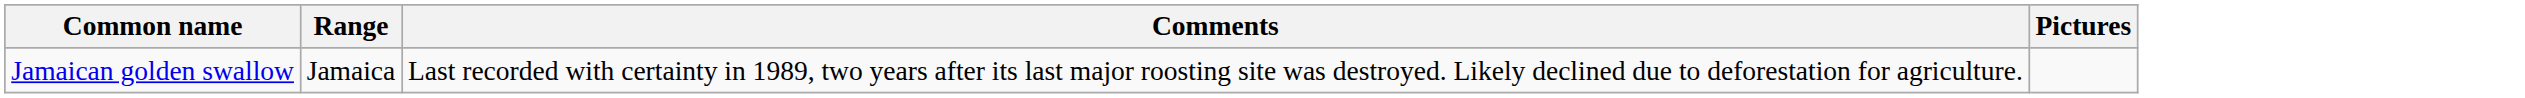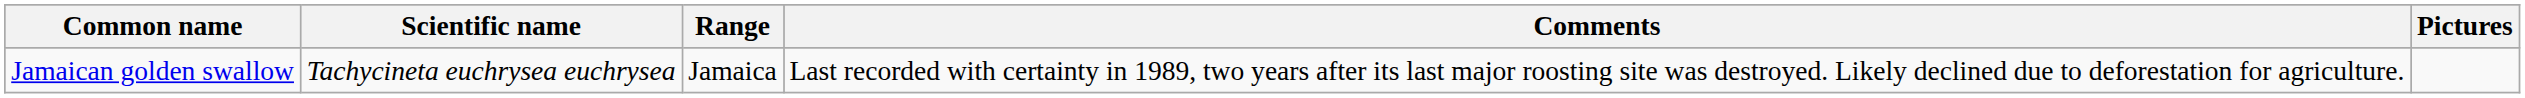+ column: (491, 26)
